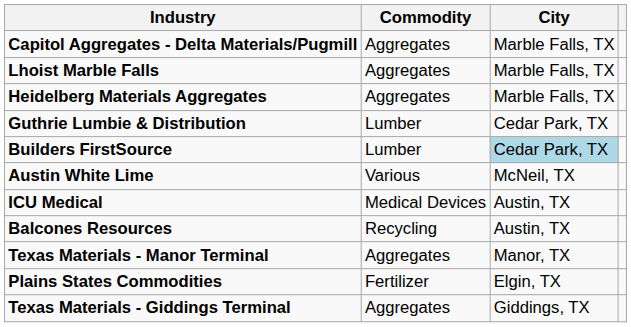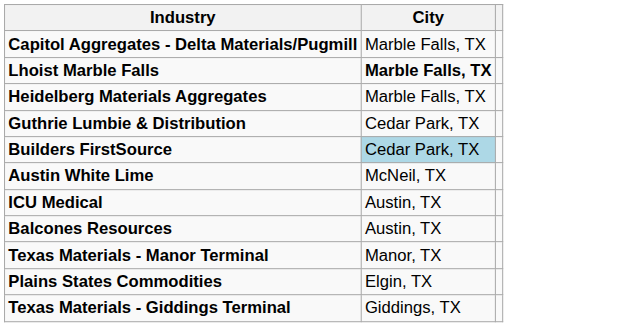- column: (425, 17)
(554, 70) normal -> (428, 70) bold
